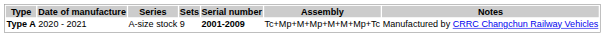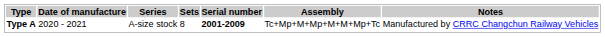(182, 24) 9 -> (182, 24) 8
